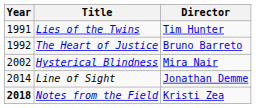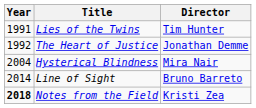(203, 46) Bruno Barreto -> (206, 46) Jonathan Demme
(19, 62) 2002 -> (19, 62) 2004
(206, 79) Jonathan Demme -> (203, 79) Bruno Barreto
